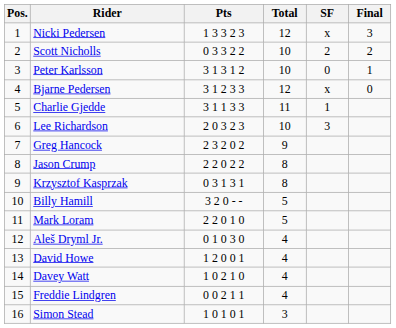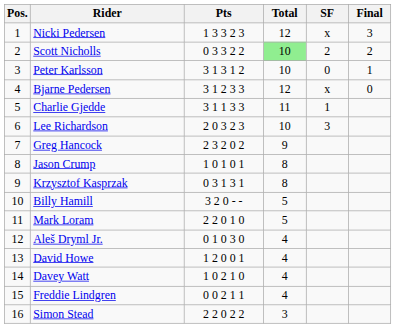(285, 51) no background -> (285, 51) lightgreen background
(224, 164) 2 2 0 2 2 -> (224, 164) 1 0 1 0 1
(224, 314) 1 0 1 0 1 -> (224, 314) 2 2 0 2 2
